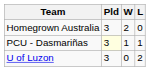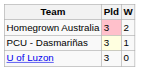- column: (140, 12)
(107, 27) no background -> (107, 27) pink background
